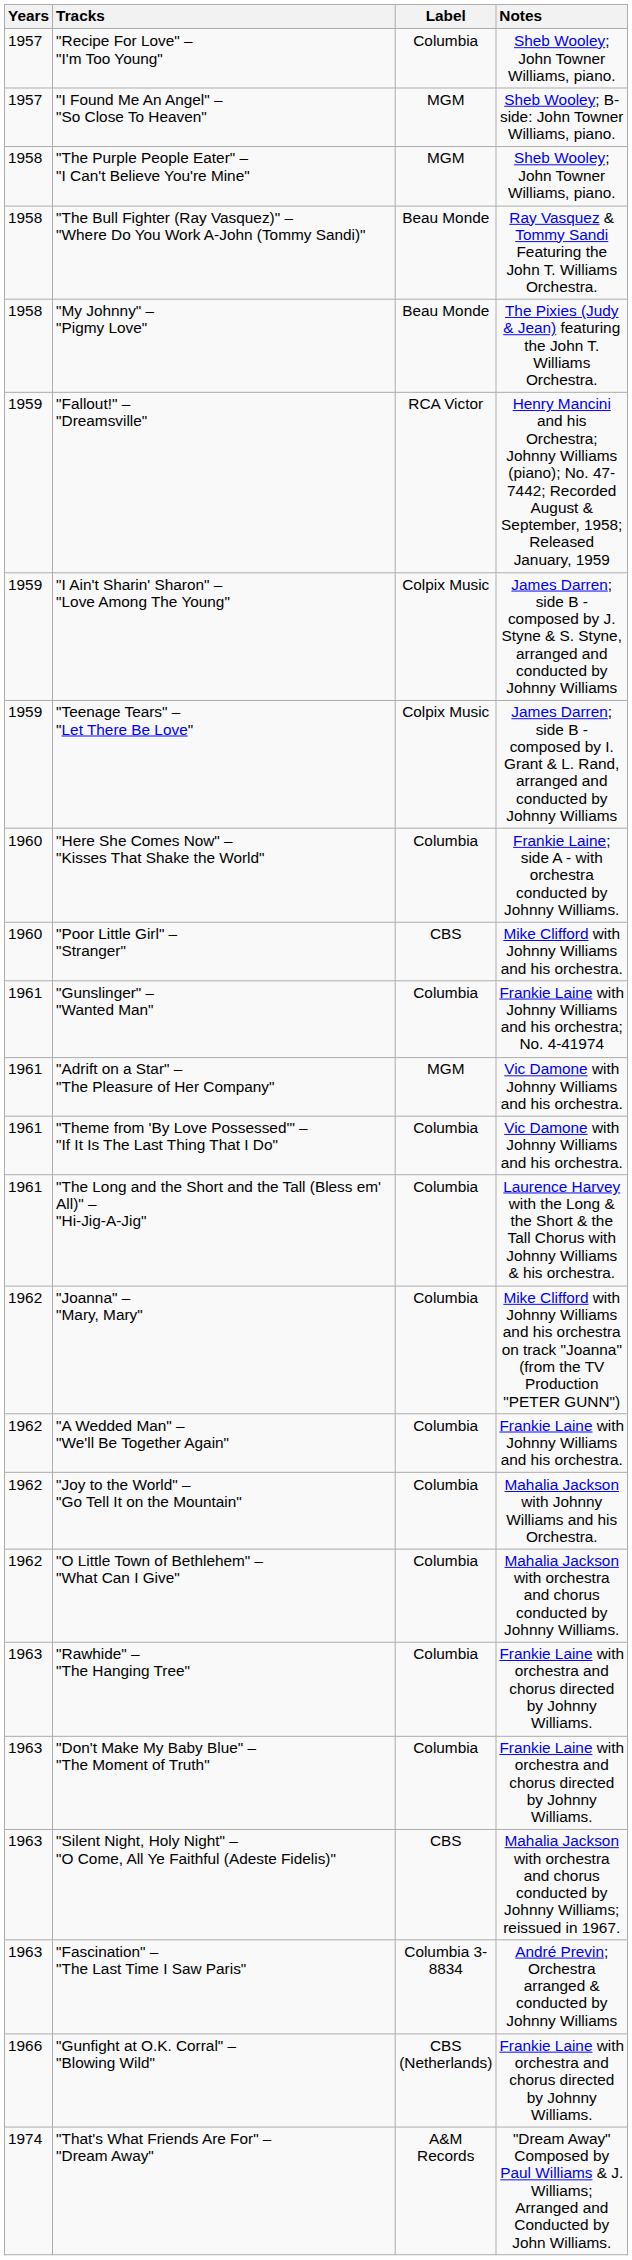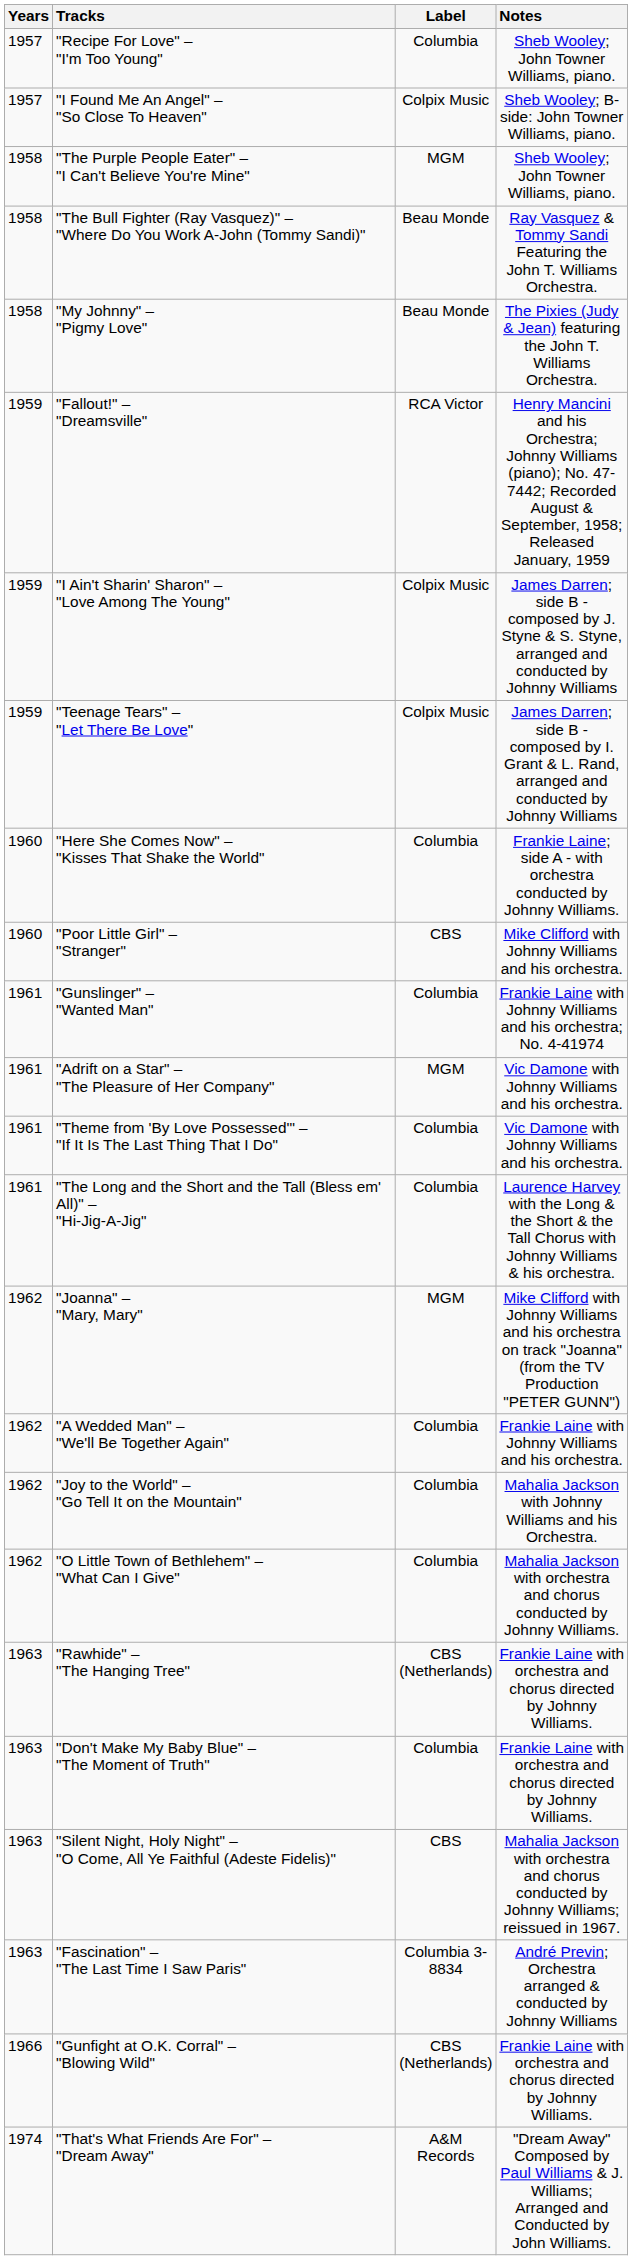(446, 99) MGM -> (446, 99) Colpix Music
(446, 1297) Columbia -> (446, 1297) MGM
(446, 1654) Columbia -> (446, 1663) CBS (Netherlands)
